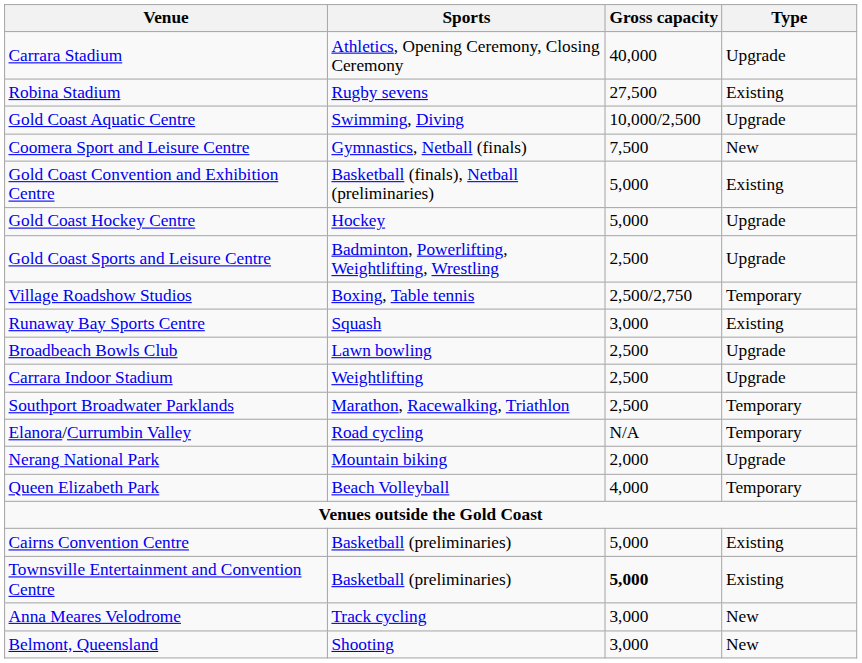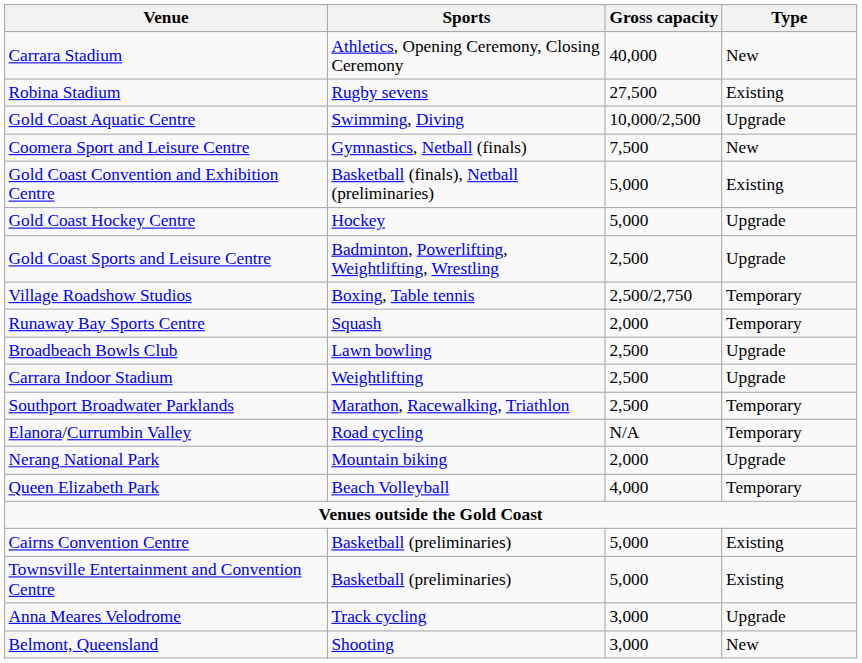(756, 55) Upgrade -> (742, 55) New
(629, 323) 3,000 -> (629, 323) 2,000
(755, 323) Existing -> (764, 323) Temporary
(629, 579) bold -> (629, 579) normal
(742, 616) New -> (756, 616) Upgrade
